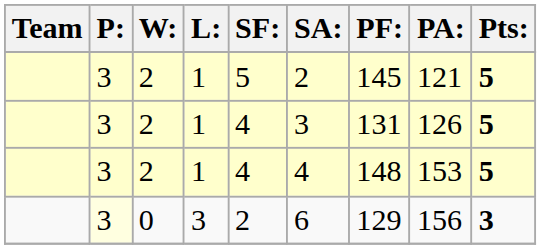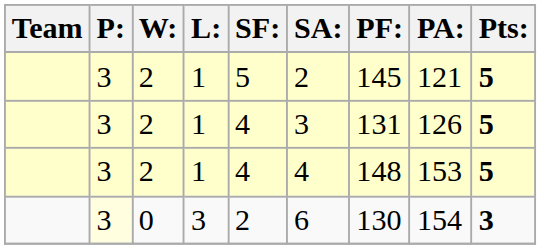(379, 219) 129 -> (379, 219) 130
(440, 219) 156 -> (440, 219) 154
